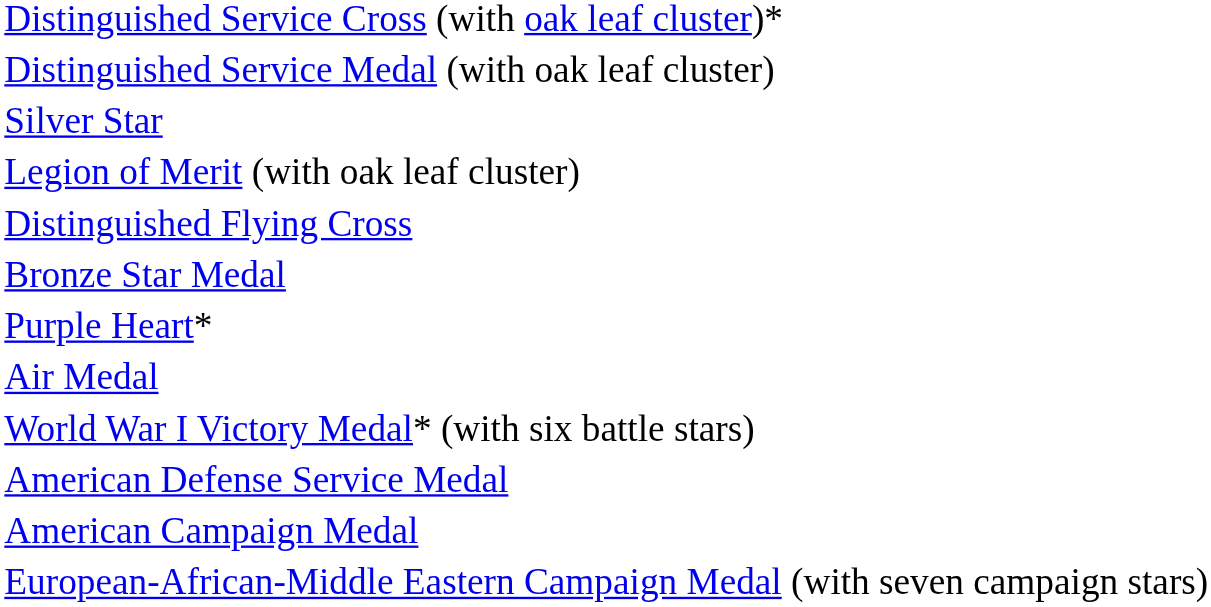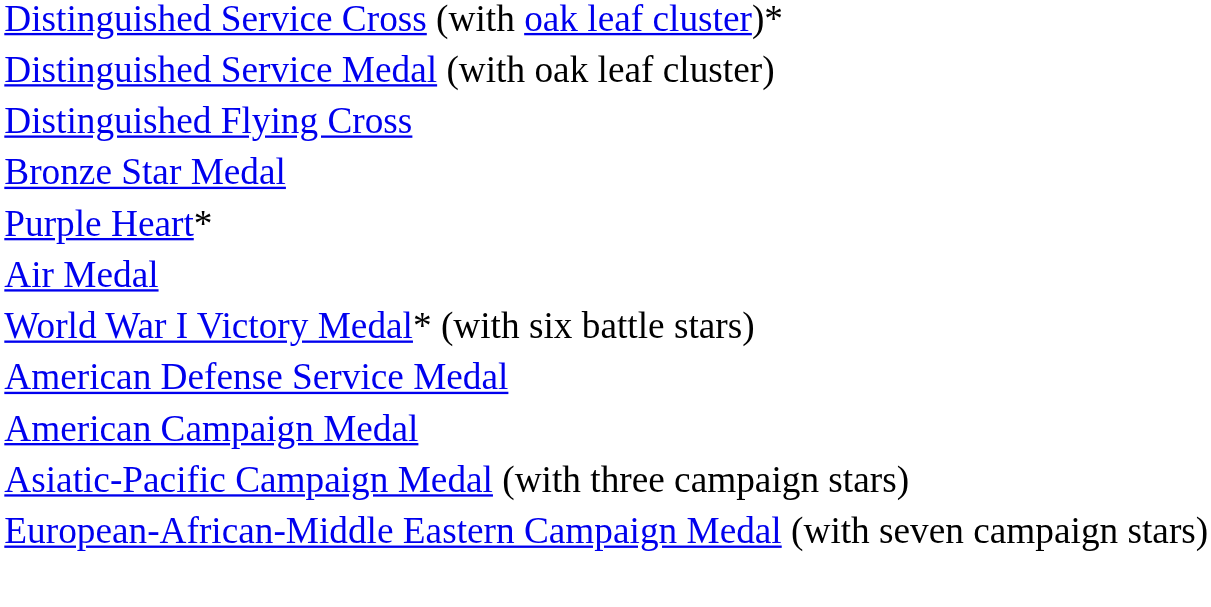- row: (84, 120)
- row: (292, 172)
+ row: (457, 479)
